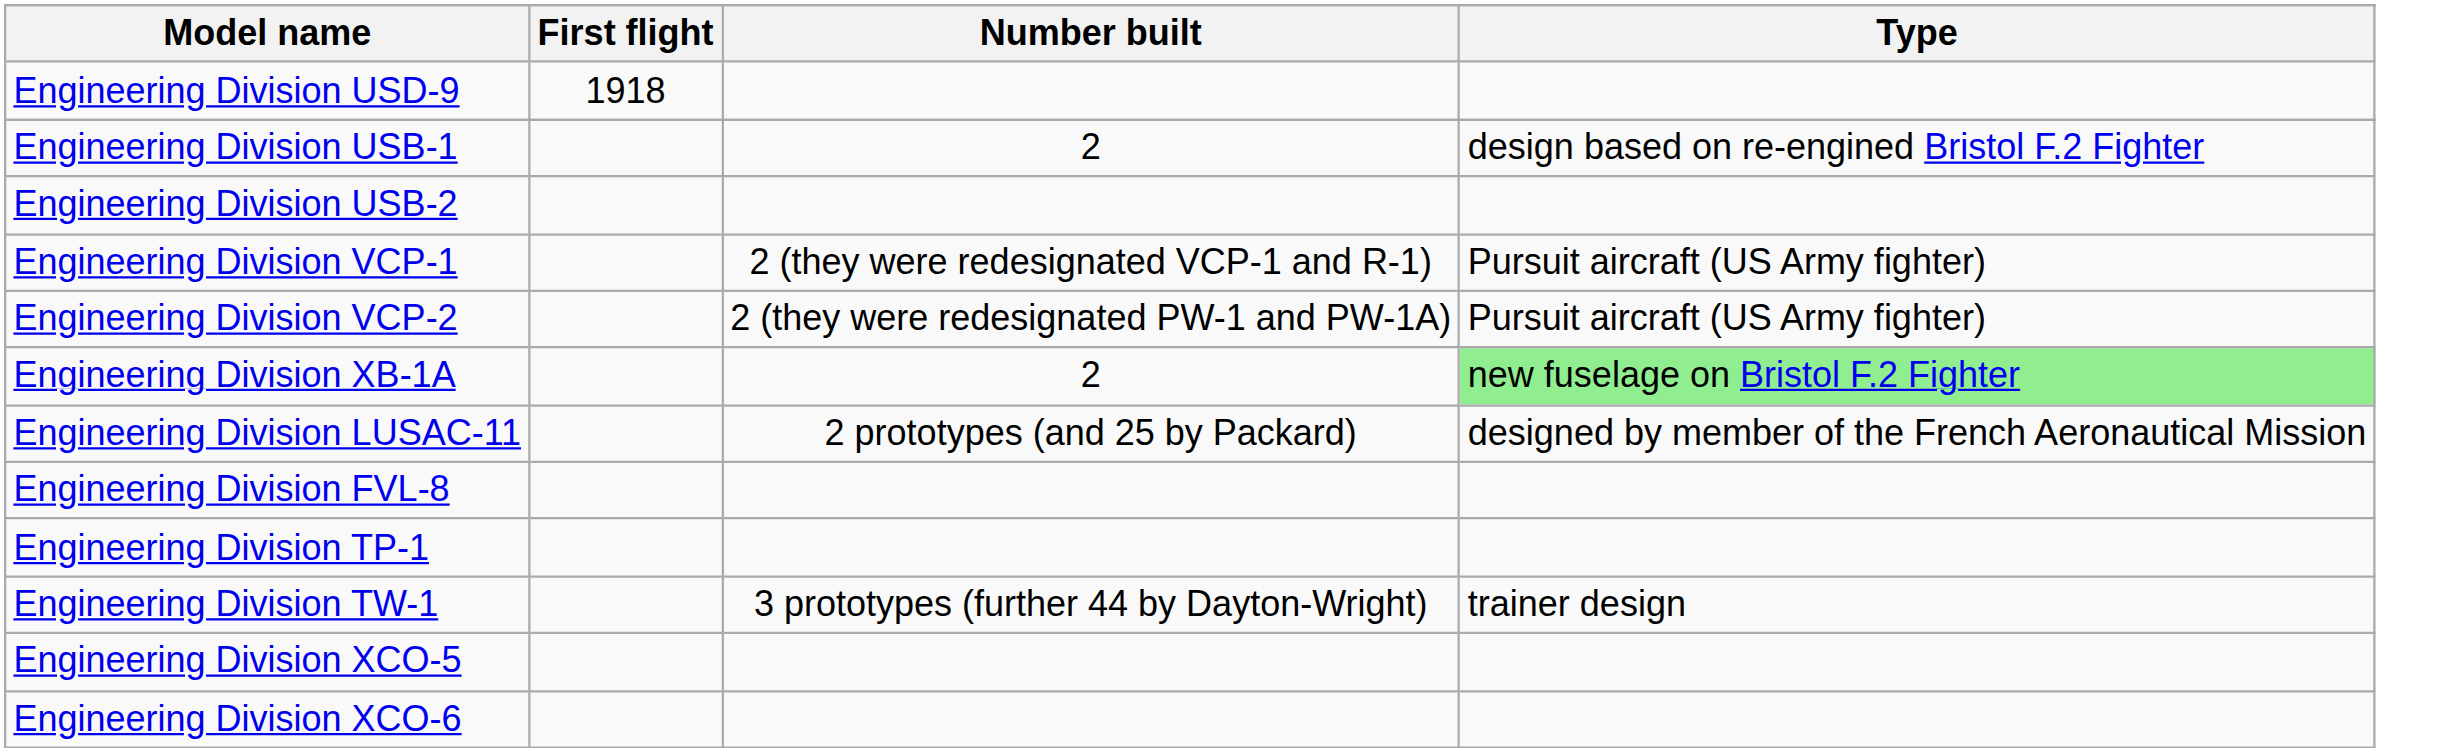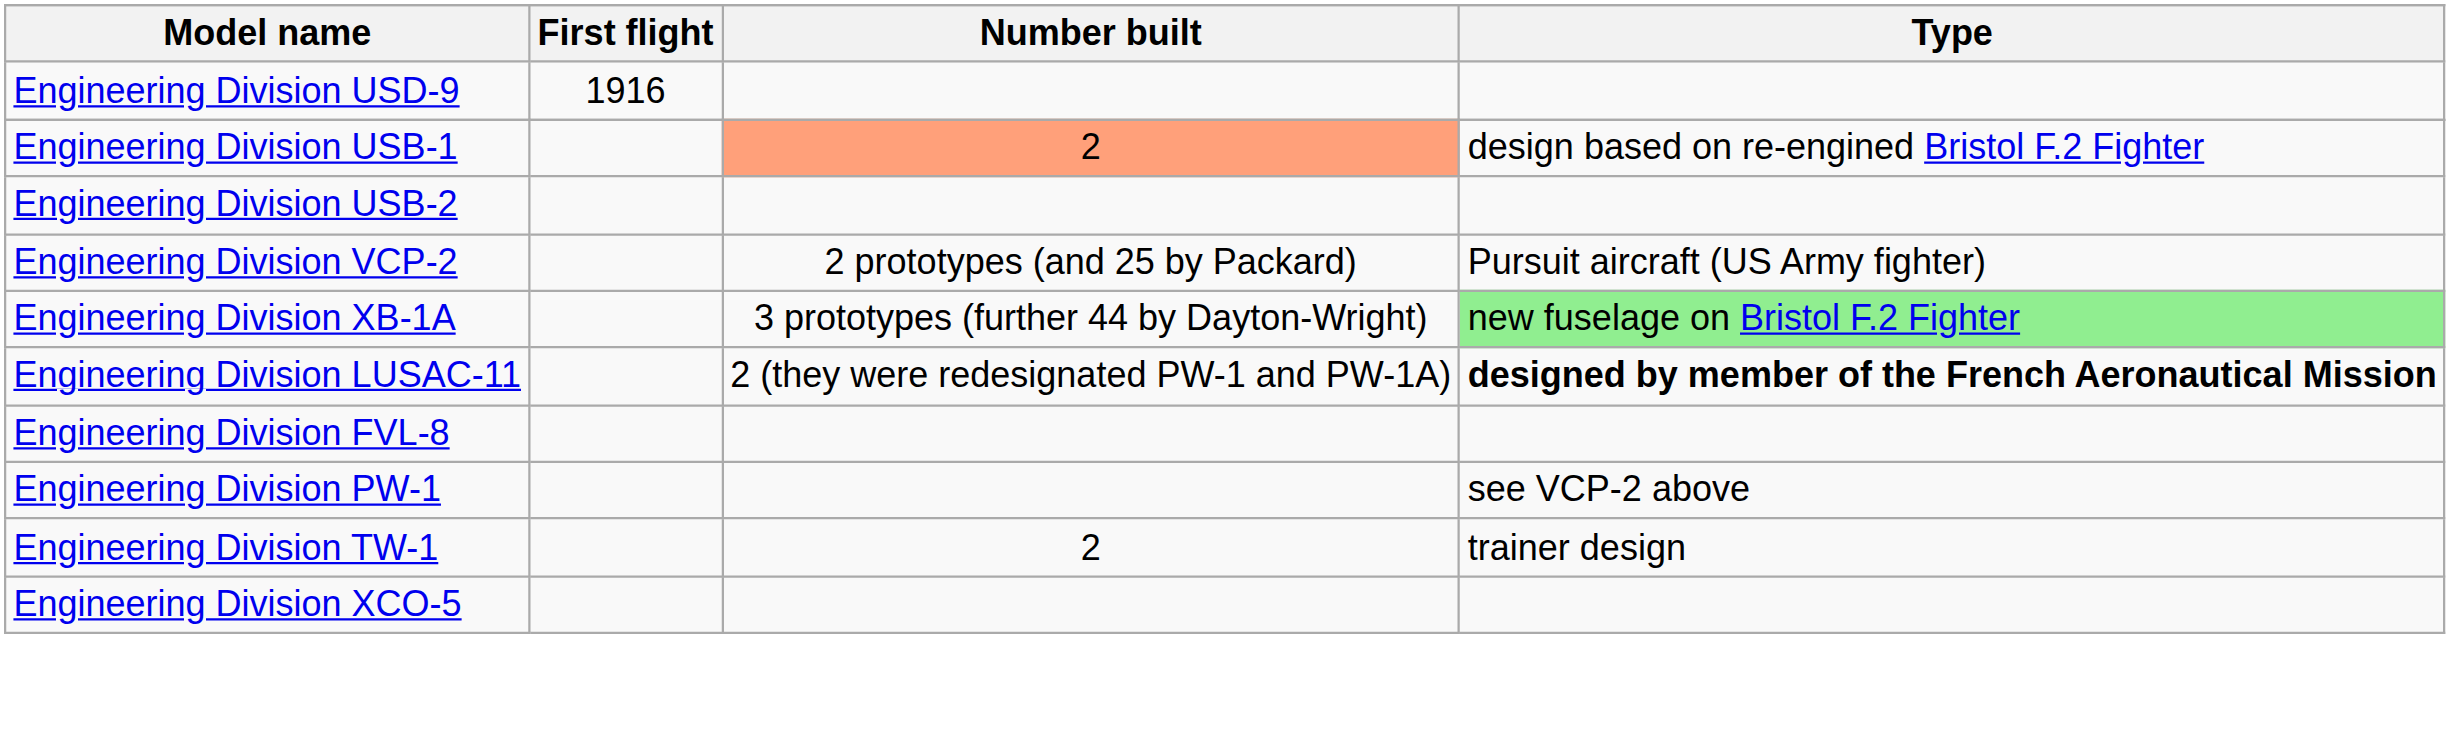(626, 90) 1918 -> (626, 90) 1916
(1091, 147) no background -> (1091, 147) lightsalmon background
- row: (236, 261)
(1091, 318) 2 (they were redesignated PW-1 and PW-1A) -> (1091, 261) 2 prototypes (and 25 by Packard)
(1091, 375) 2 -> (1091, 318) 3 prototypes (further 44 by Dayton-Wright)
(1091, 432) 2 prototypes (and 25 by Packard) -> (1091, 375) 2 (they were redesignated PW-1 and PW-1A)
(1917, 432) normal -> (1952, 375) bold
+ row: (227, 489)
- row: (221, 546)
(1091, 603) 3 prototypes (further 44 by Dayton-Wright) -> (1091, 546) 2
- row: (238, 718)
